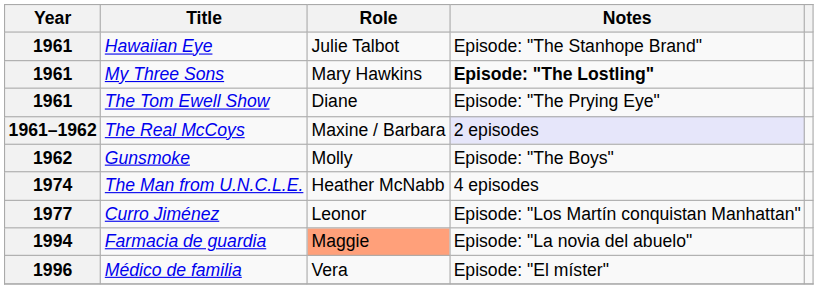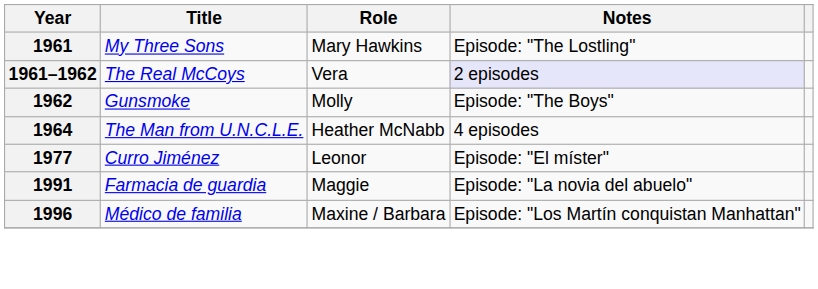- row: (159, 46)
(554, 74) bold -> (545, 46) normal
- row: (187, 102)
(378, 130) Maxine / Barbara -> (330, 74) Vera
(53, 185) 1974 -> (53, 130) 1964
(627, 213) Episode: "Los Martín conquistan Manhattan" -> (531, 158) Episode: "El míster"
(53, 241) 1994 -> (53, 185) 1991
(340, 241) lightsalmon background -> (340, 185) no background
(330, 269) Vera -> (378, 213) Maxine / Barbara
(531, 269) Episode: "El míster" -> (627, 213) Episode: "Los Martín conquistan Manhattan"
